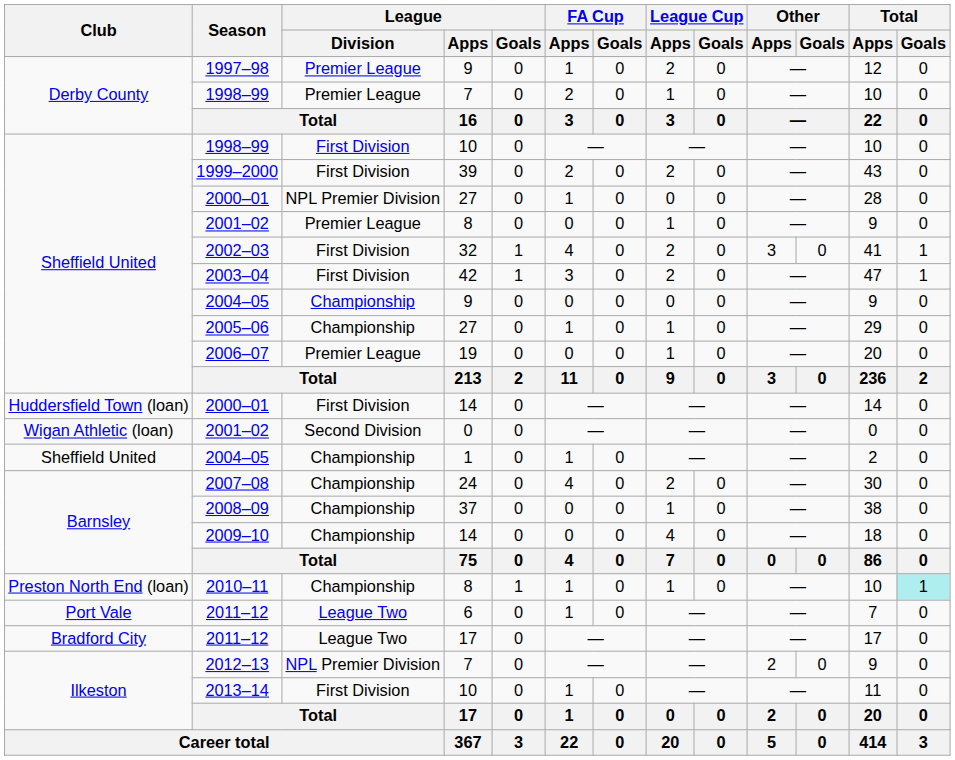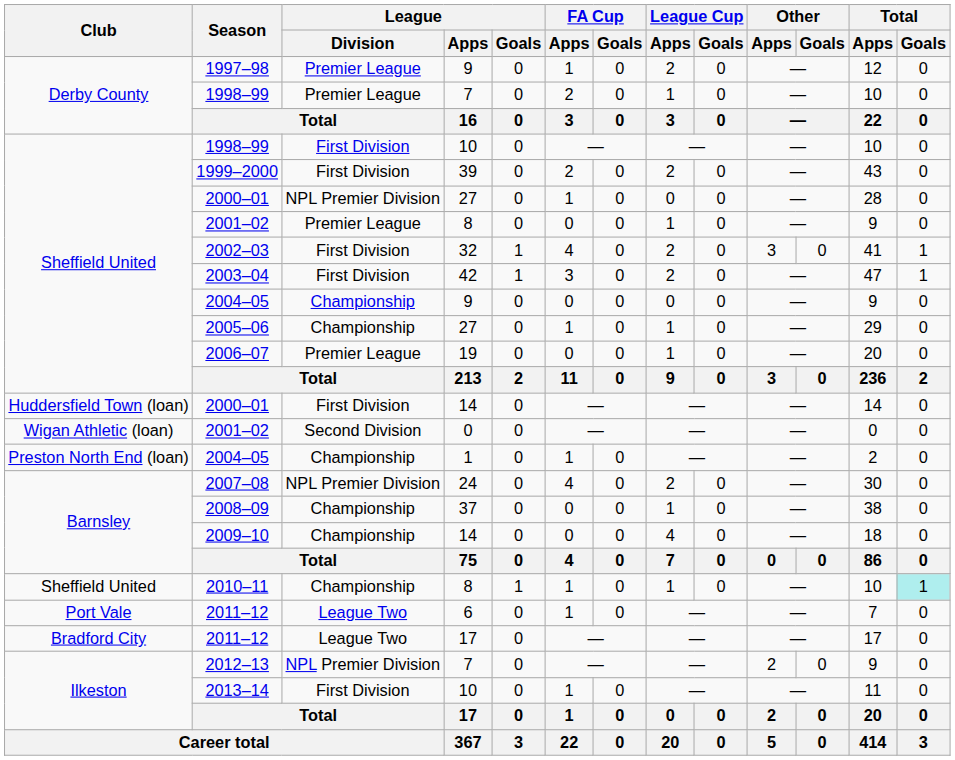(99, 457) Sheffield United -> (99, 457) Preston North End (loan)
(363, 483) Championship -> (363, 483) NPL Premier Division
(99, 586) Preston North End (loan) -> (99, 586) Sheffield United
